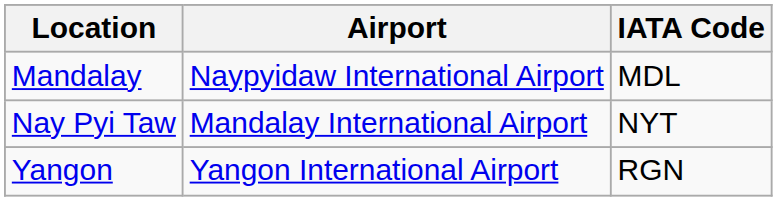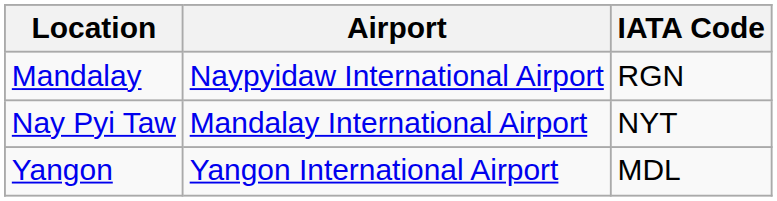(649, 75) MDL -> (651, 75) RGN
(651, 170) RGN -> (649, 170) MDL
